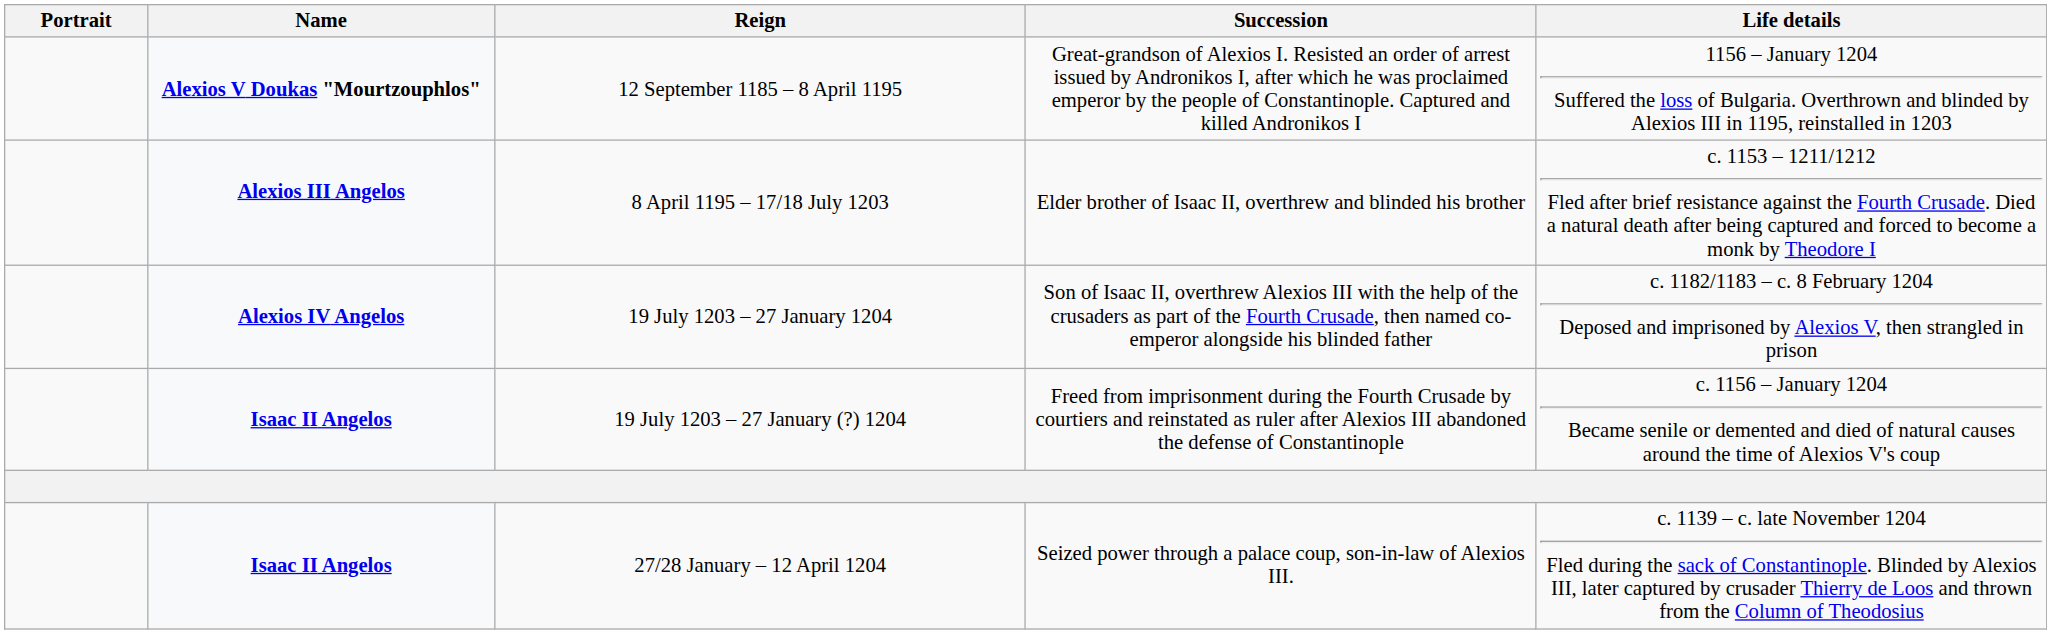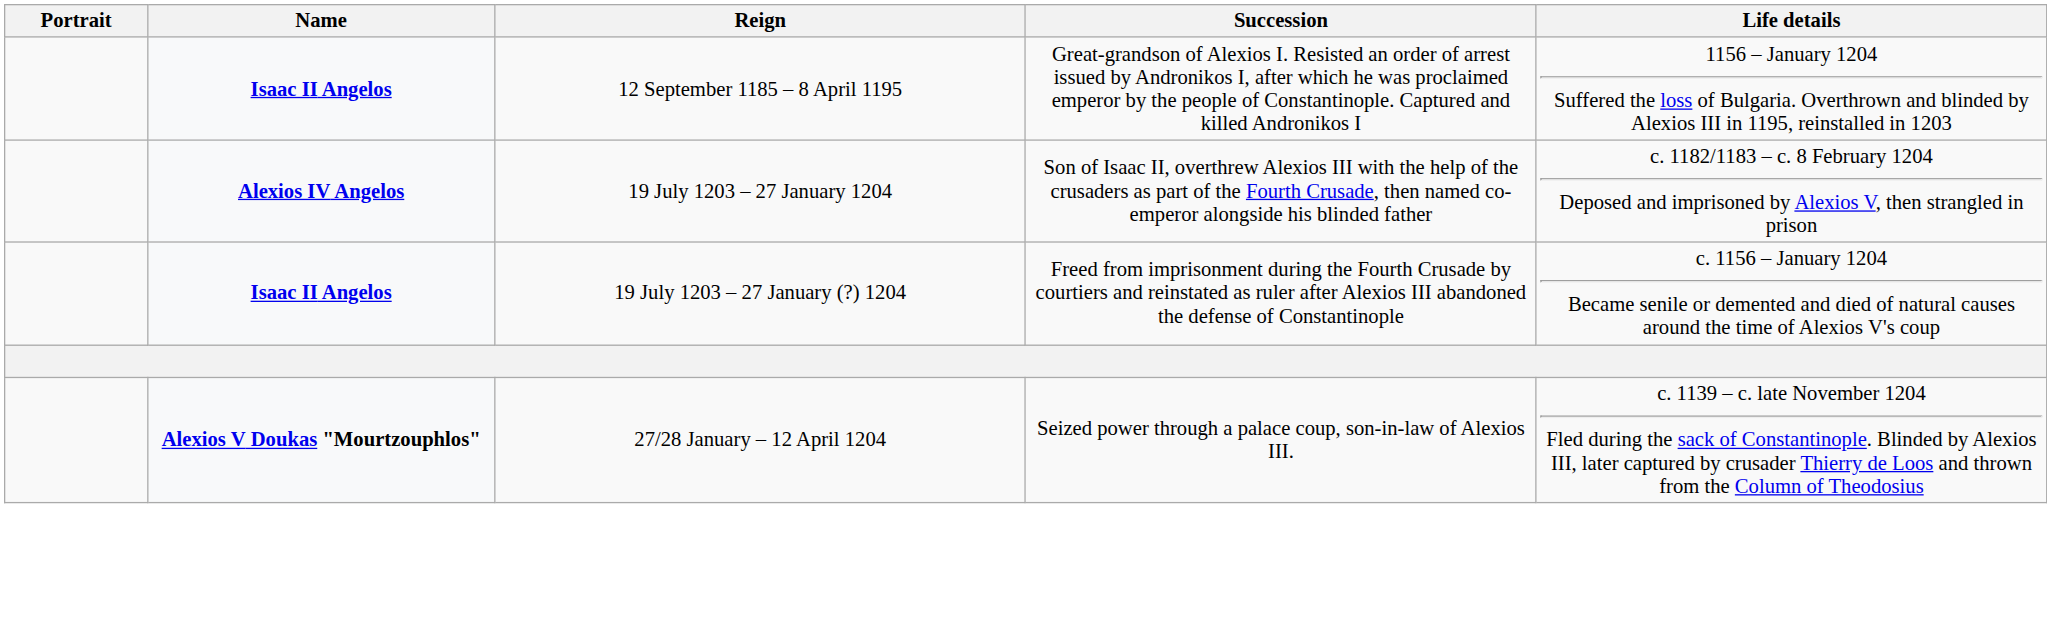(321, 88) Alexios V Doukas "Mourtzouphlos" -> (321, 88) Isaac II Angelos
- row: (760, 202)
(321, 565) Isaac II Angelos -> (321, 439) Alexios V Doukas "Mourtzouphlos"
